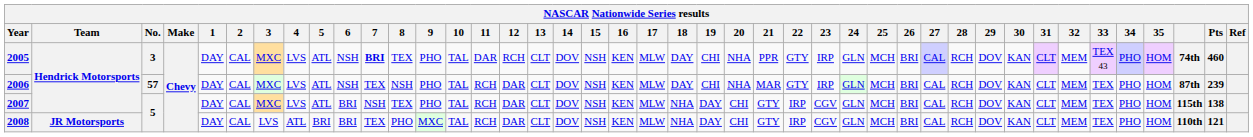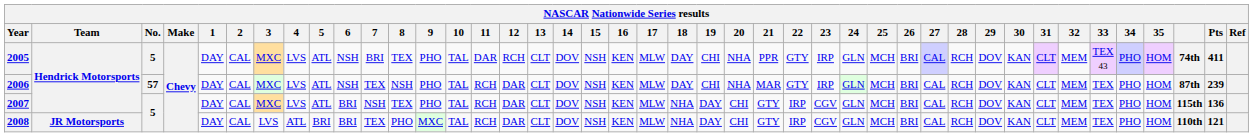(153, 58) 3 -> (153, 58) 5
(375, 58) bold -> (375, 58) normal
(1216, 58) 460 -> (1216, 58) 411
(1216, 103) 138 -> (1216, 103) 136
